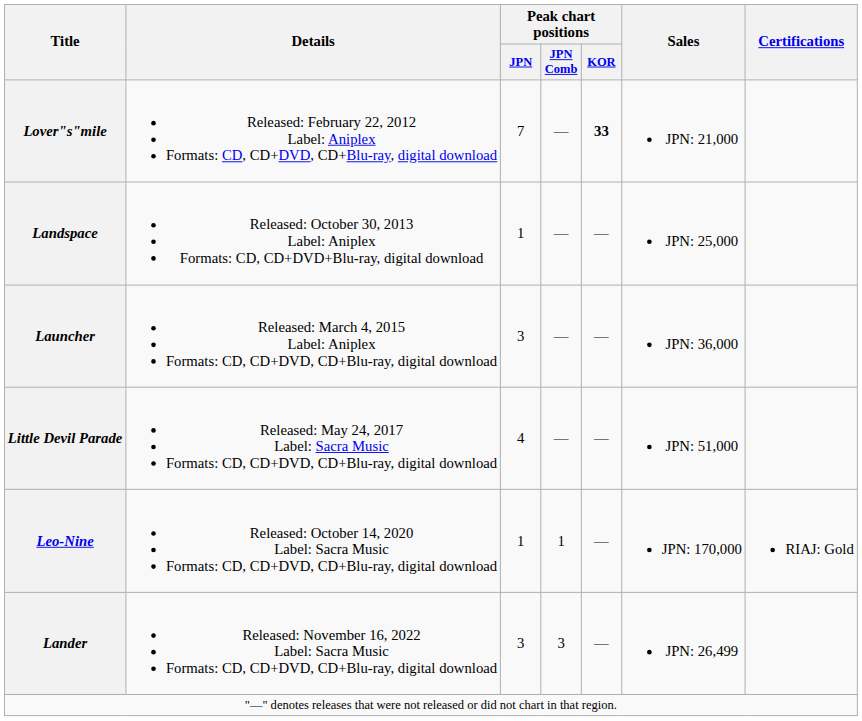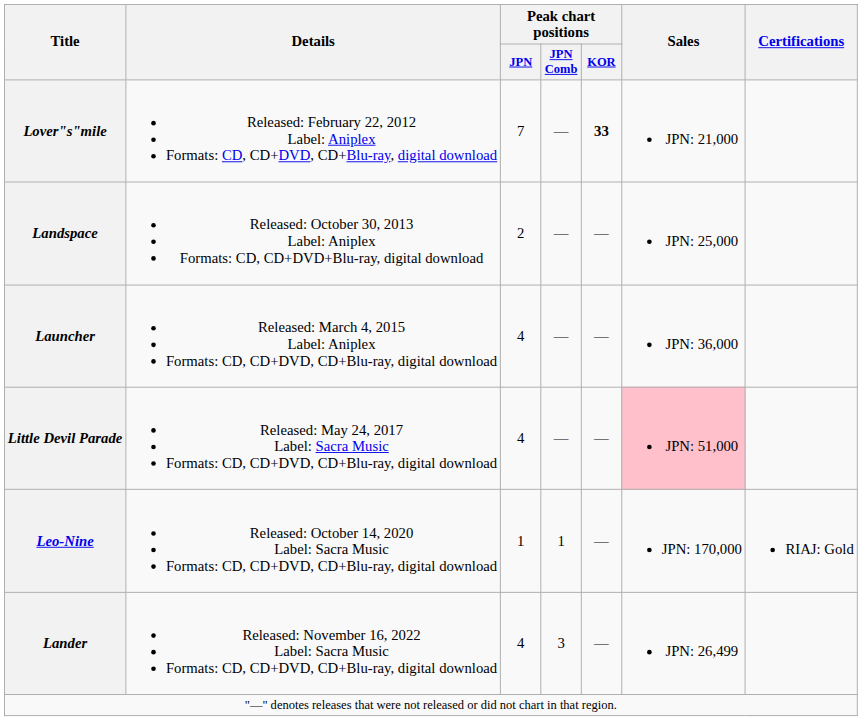(521, 233) 1 -> (521, 233) 2
(521, 335) 3 -> (521, 335) 4
(683, 447) no background -> (683, 447) pink background
(521, 643) 3 -> (521, 643) 4
